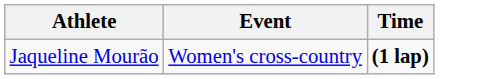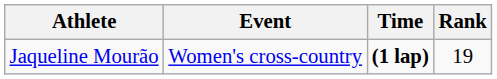+ column: (463, 21)
